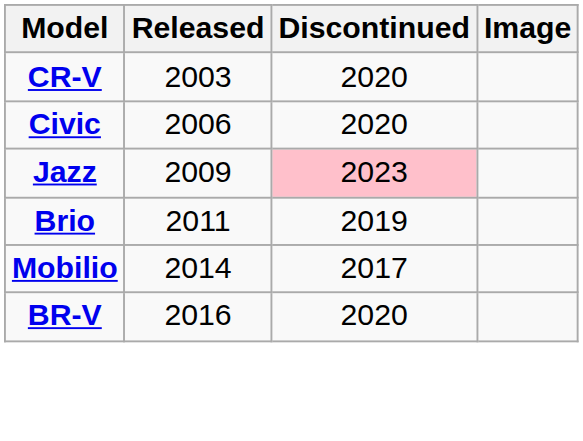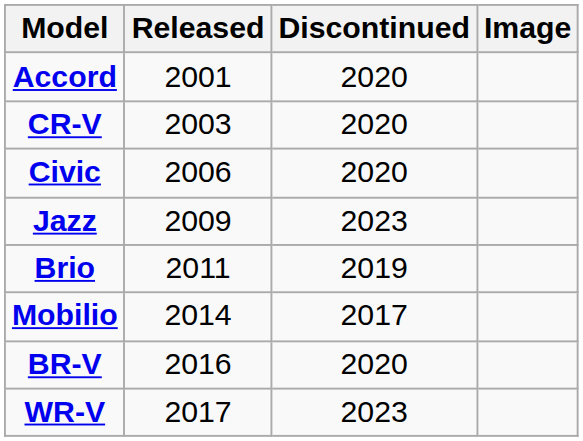+ row: (65, 76)
(374, 172) pink background -> (374, 220) no background
+ row: (65, 412)
